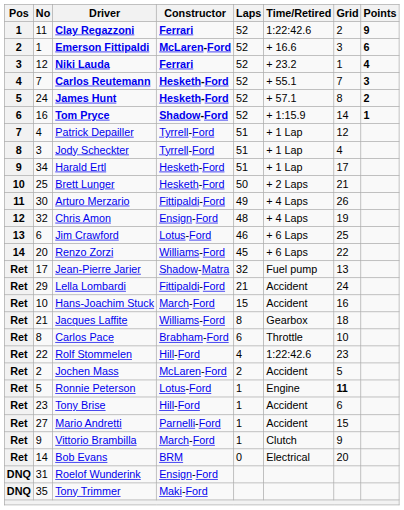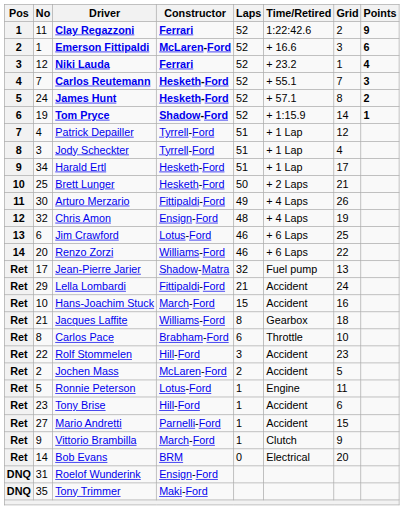(42, 116) 16 -> (42, 116) 19
(242, 252) 45 -> (242, 252) 46
(239, 355) 4 -> (239, 355) 3
(289, 355) 1:22:42.6 -> (287, 355) Accident
(342, 389) bold -> (342, 389) normal
